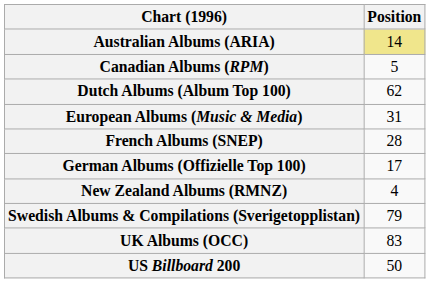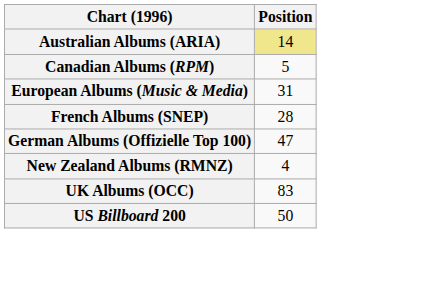- row: (184, 91)
(394, 166) 17 -> (285, 141) 47
- row: (184, 215)
